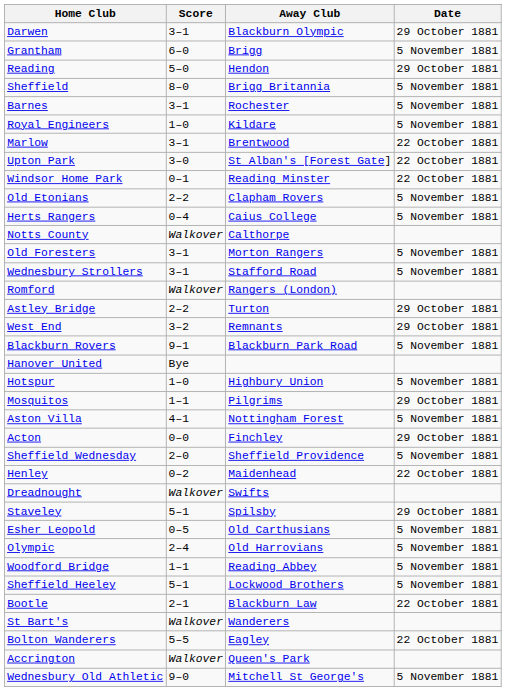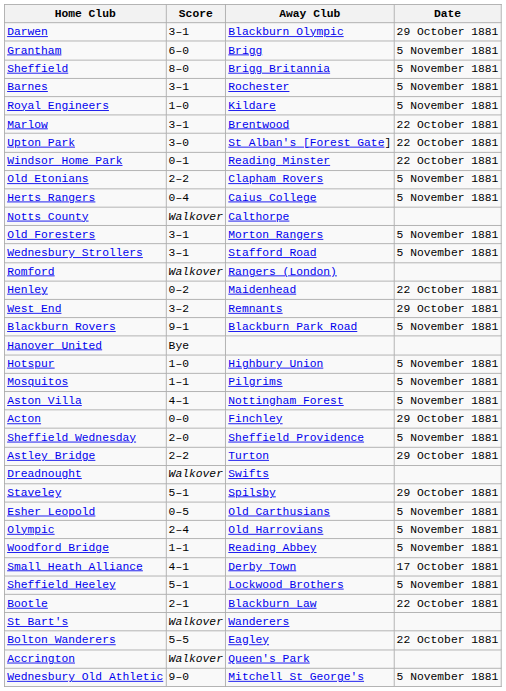- row: (31, 69)
rows swapped: (27, 474) <-> (51, 309)
(448, 401) 29 October 1881 -> (448, 382) 5 November 1881
+ row: (75, 567)
